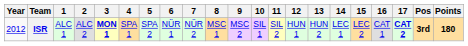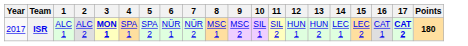- column: (423, 11)
(16, 29) 2012 -> (16, 29) 2017
